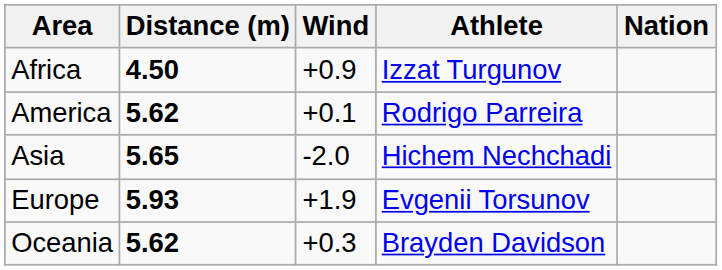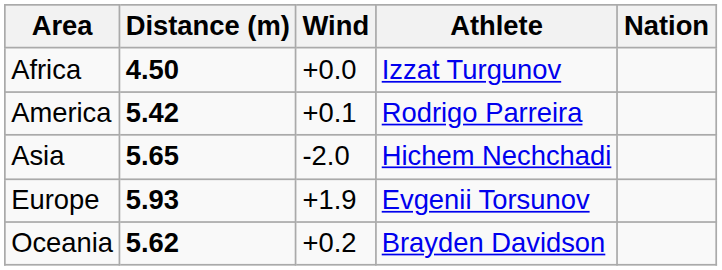(330, 69) +0.9 -> (330, 69) +0.0
(152, 112) 5.62 -> (152, 112) 5.42
(330, 243) +0.3 -> (330, 243) +0.2
